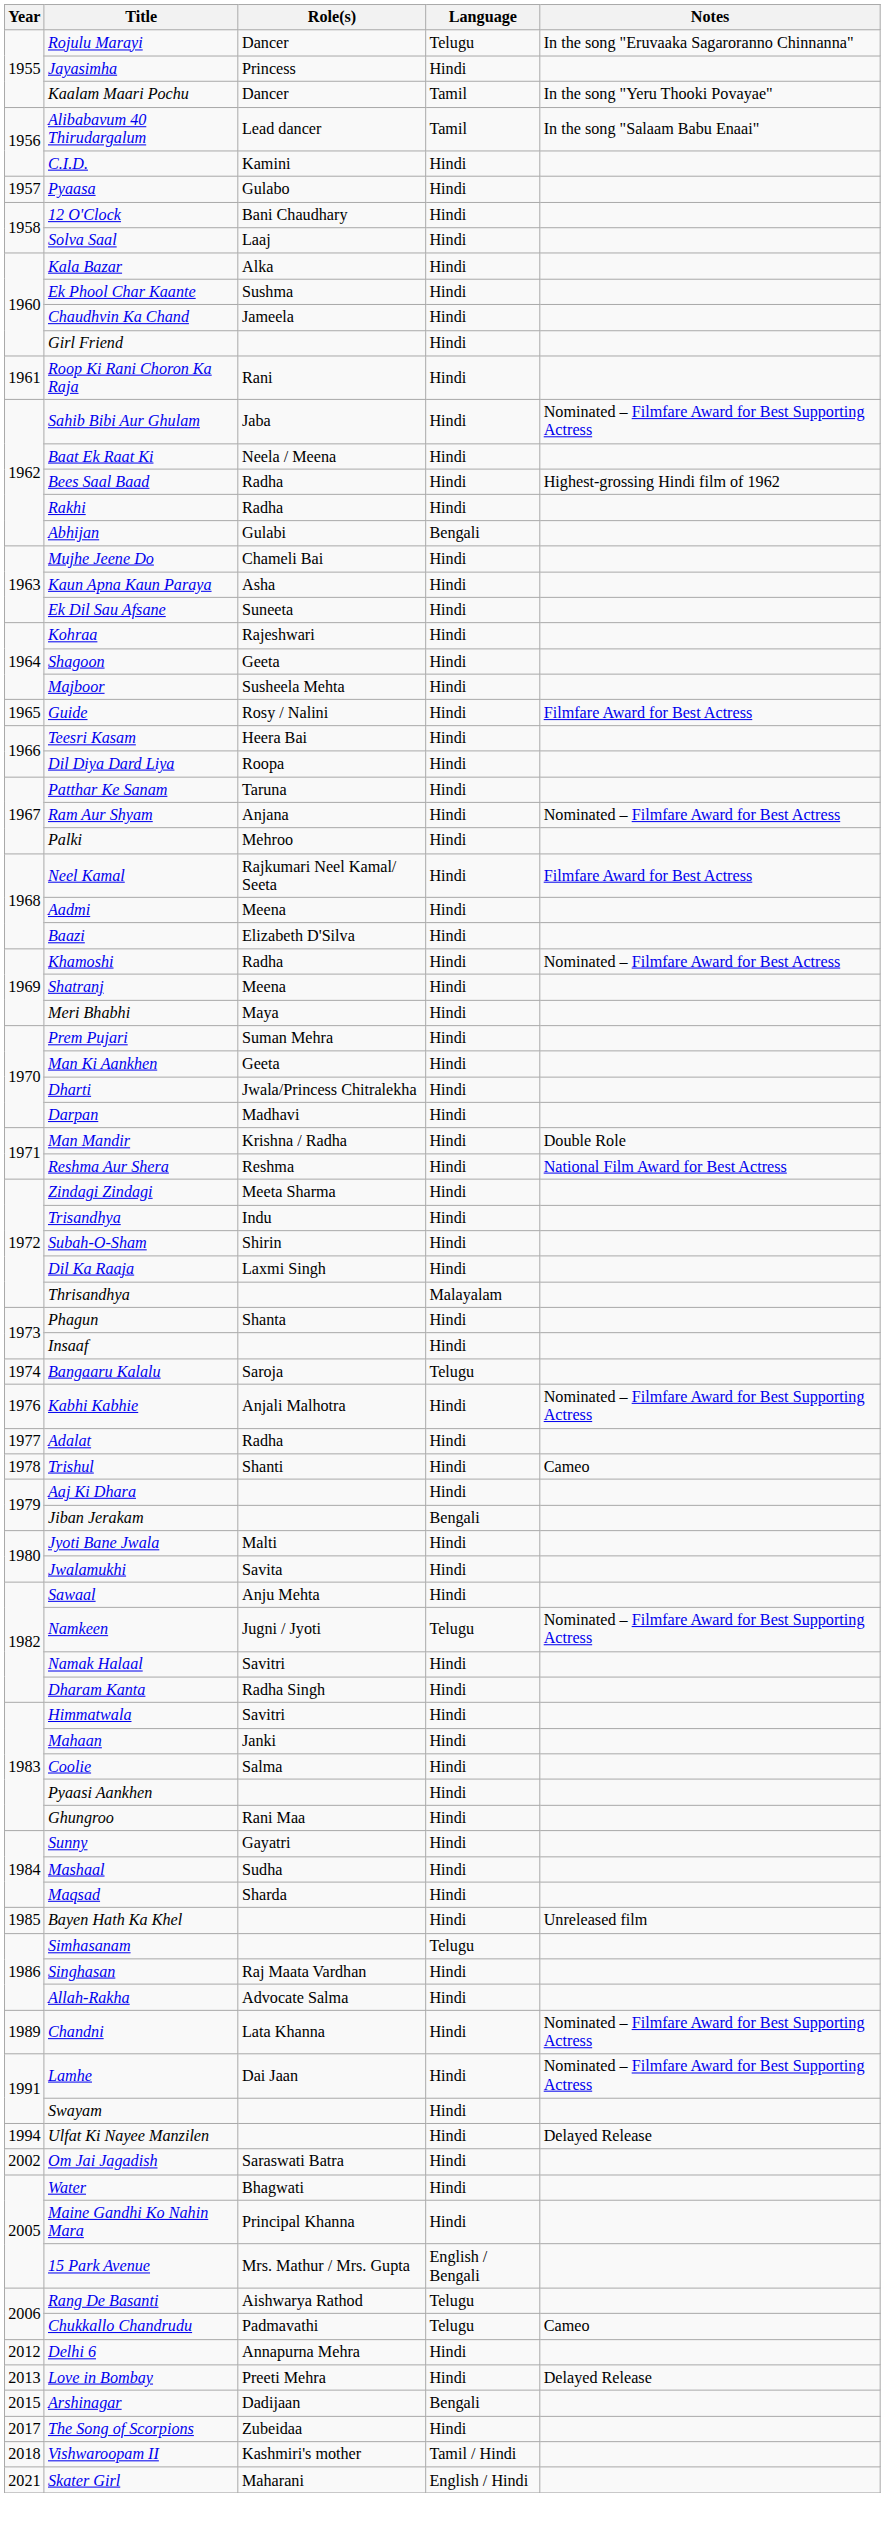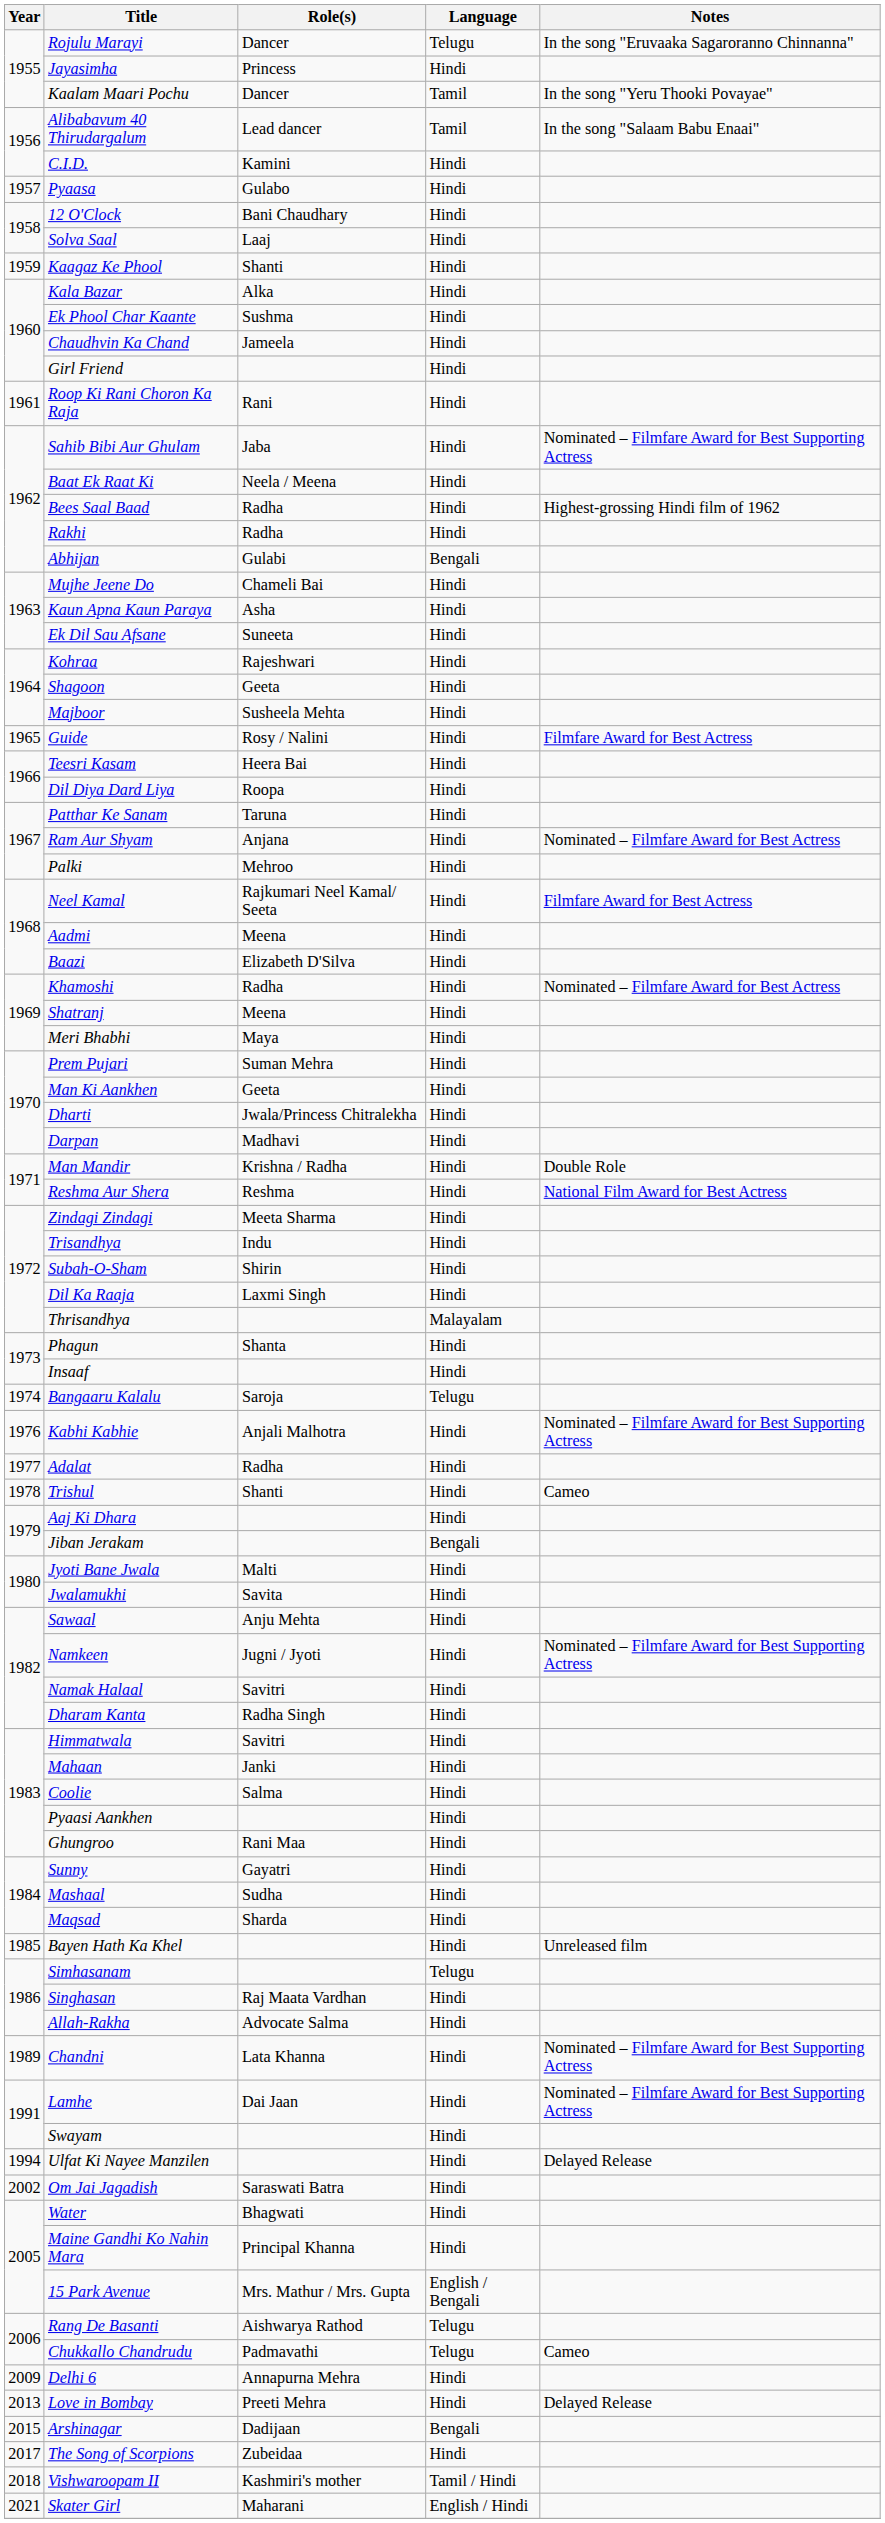+ row: (105, 266)
(452, 1629) Telugu -> (448, 1655) Hindi
(24, 2351) 2012 -> (24, 2377) 2009
